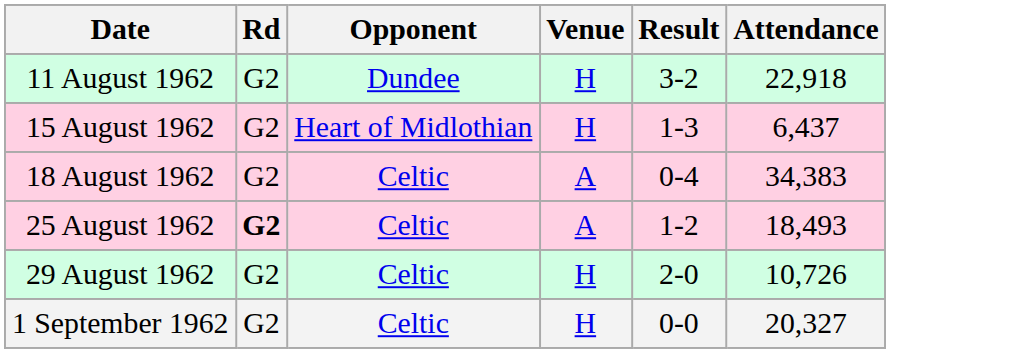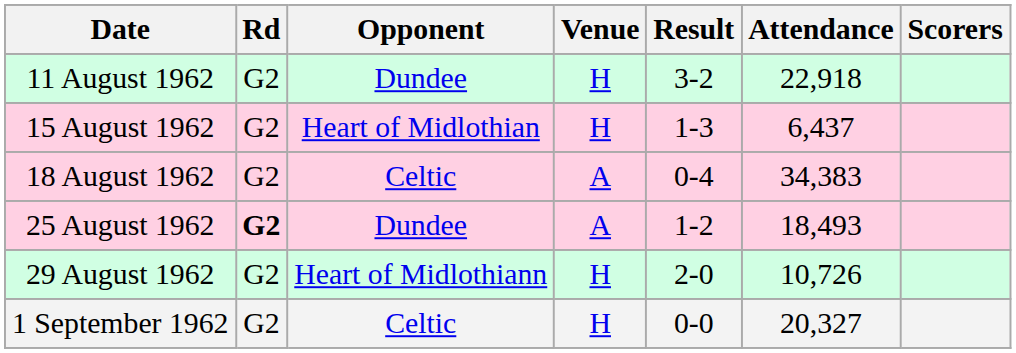+ column: (955, 29)
(413, 225) Celtic -> (421, 225) Dundee
(413, 274) Celtic -> (421, 274) Heart of Midlothiann
